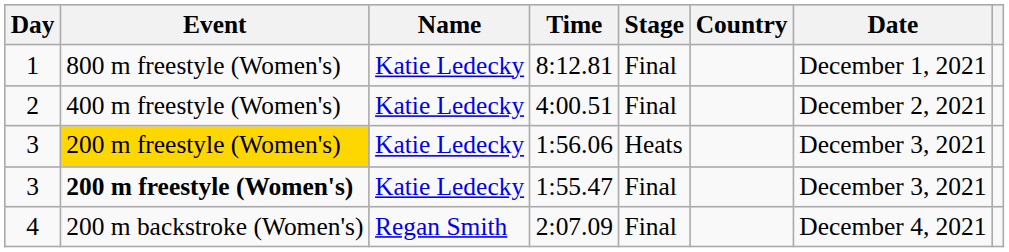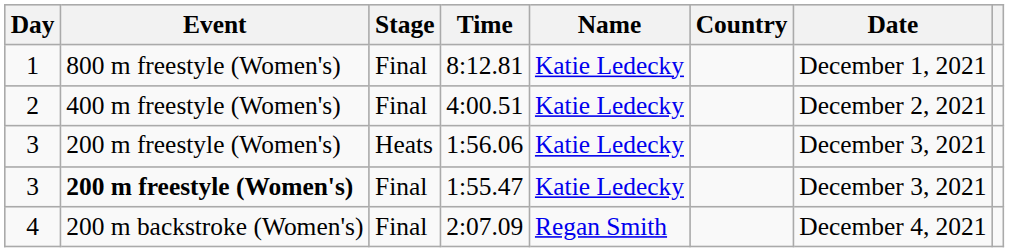columns swapped: (654, 24) <-> (450, 24)
(203, 145) gold background -> (203, 145) no background
